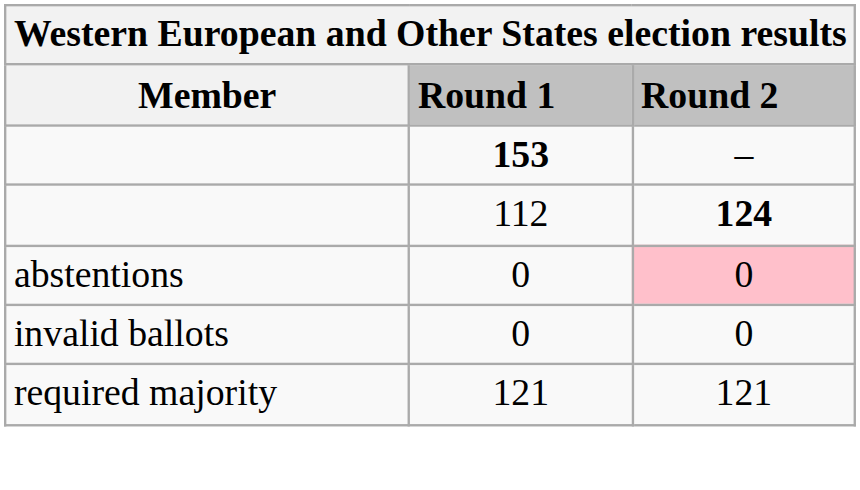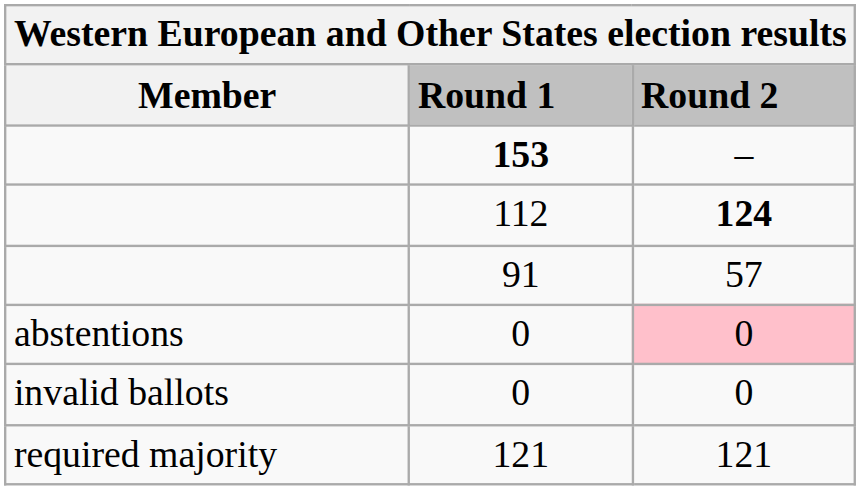+ row: (207, 275)
